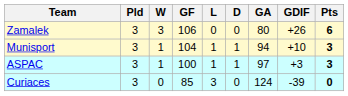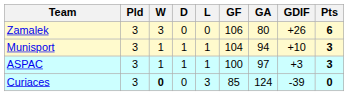columns swapped: (237, 13) <-> (187, 13)
(161, 82) normal -> (161, 82) bold
